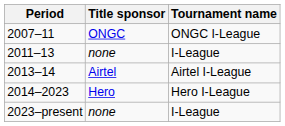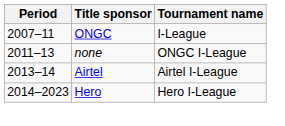(216, 33) ONGC I-League -> (182, 33) I-League
(195, 53) I-League -> (202, 53) ONGC I-League
- row: (45, 111)
